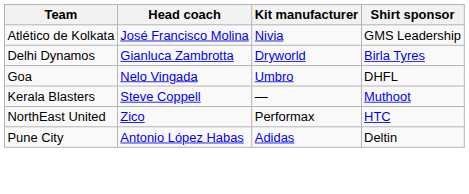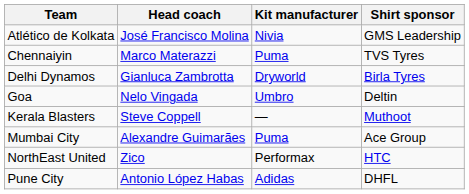+ row: (40, 56)
(381, 76) DHFL -> (381, 97) Deltin
+ row: (43, 138)
(381, 138) Deltin -> (381, 178) DHFL
